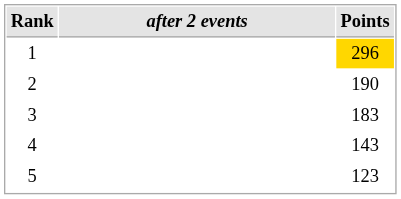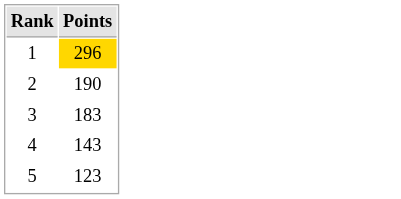- column: (197, 21)
